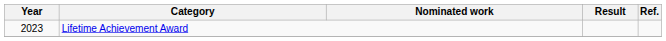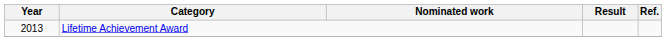(32, 28) 2023 -> (32, 28) 2013
